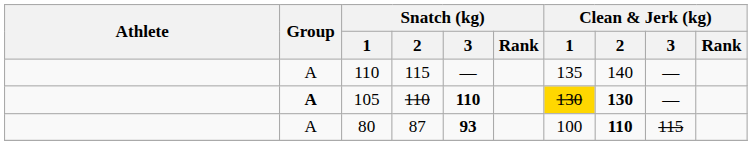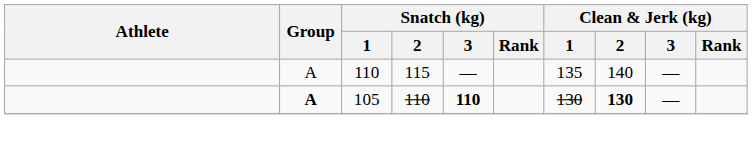(569, 99) gold background -> (569, 99) no background
- row: (367, 126)
